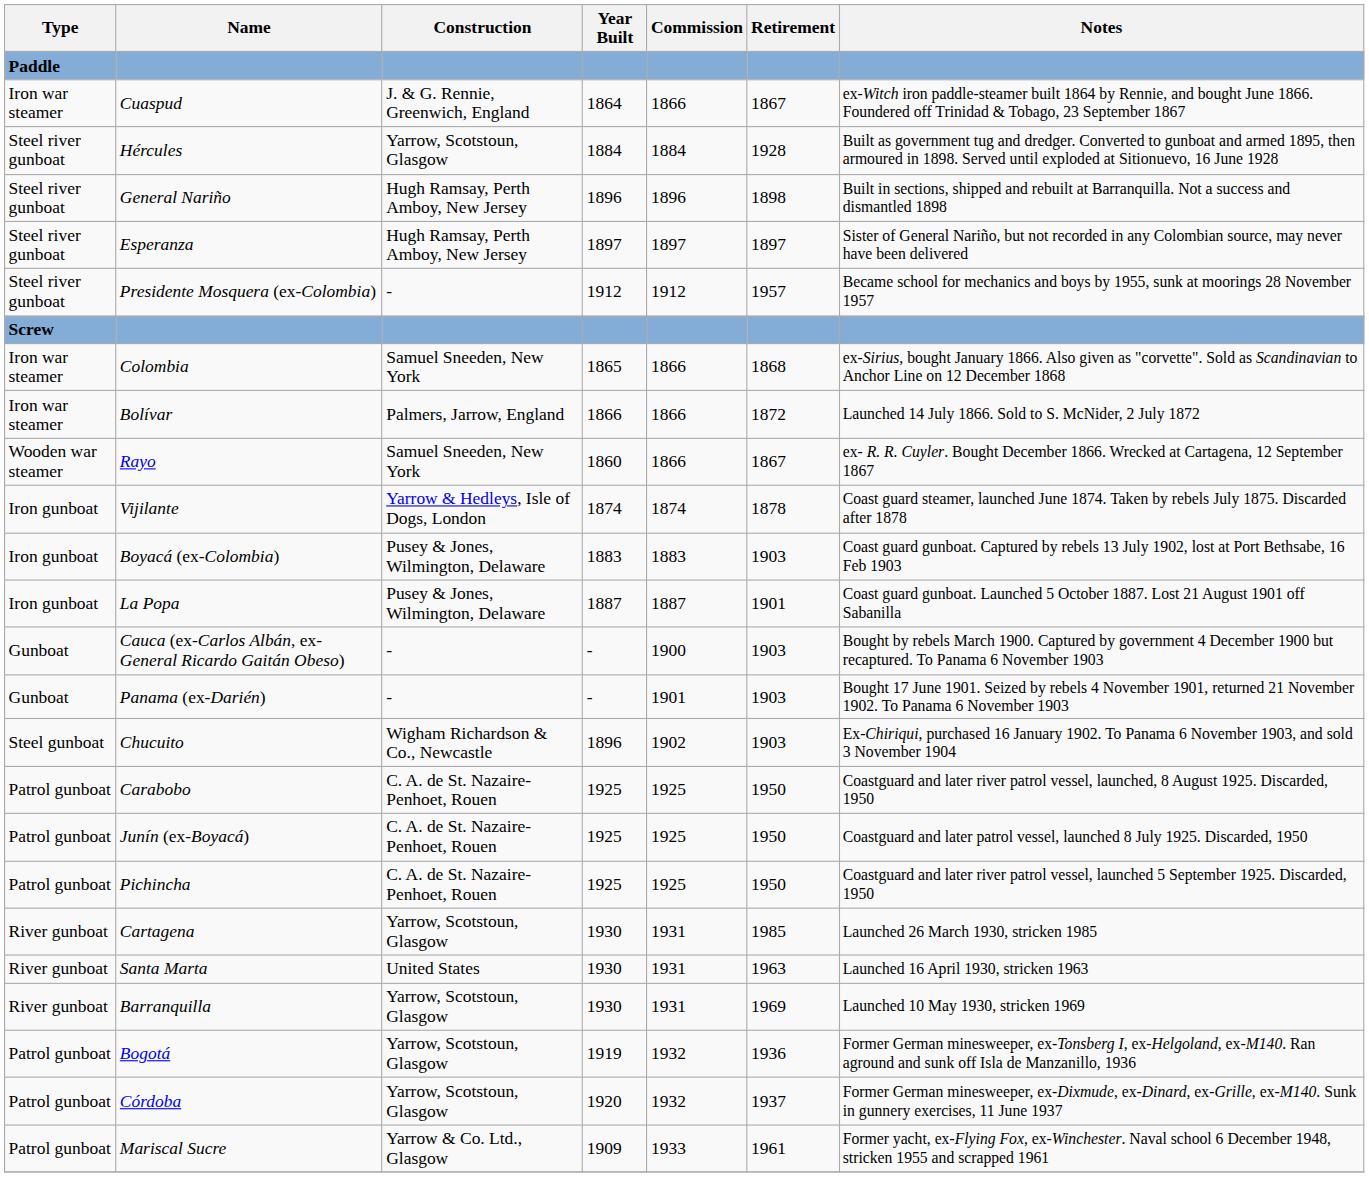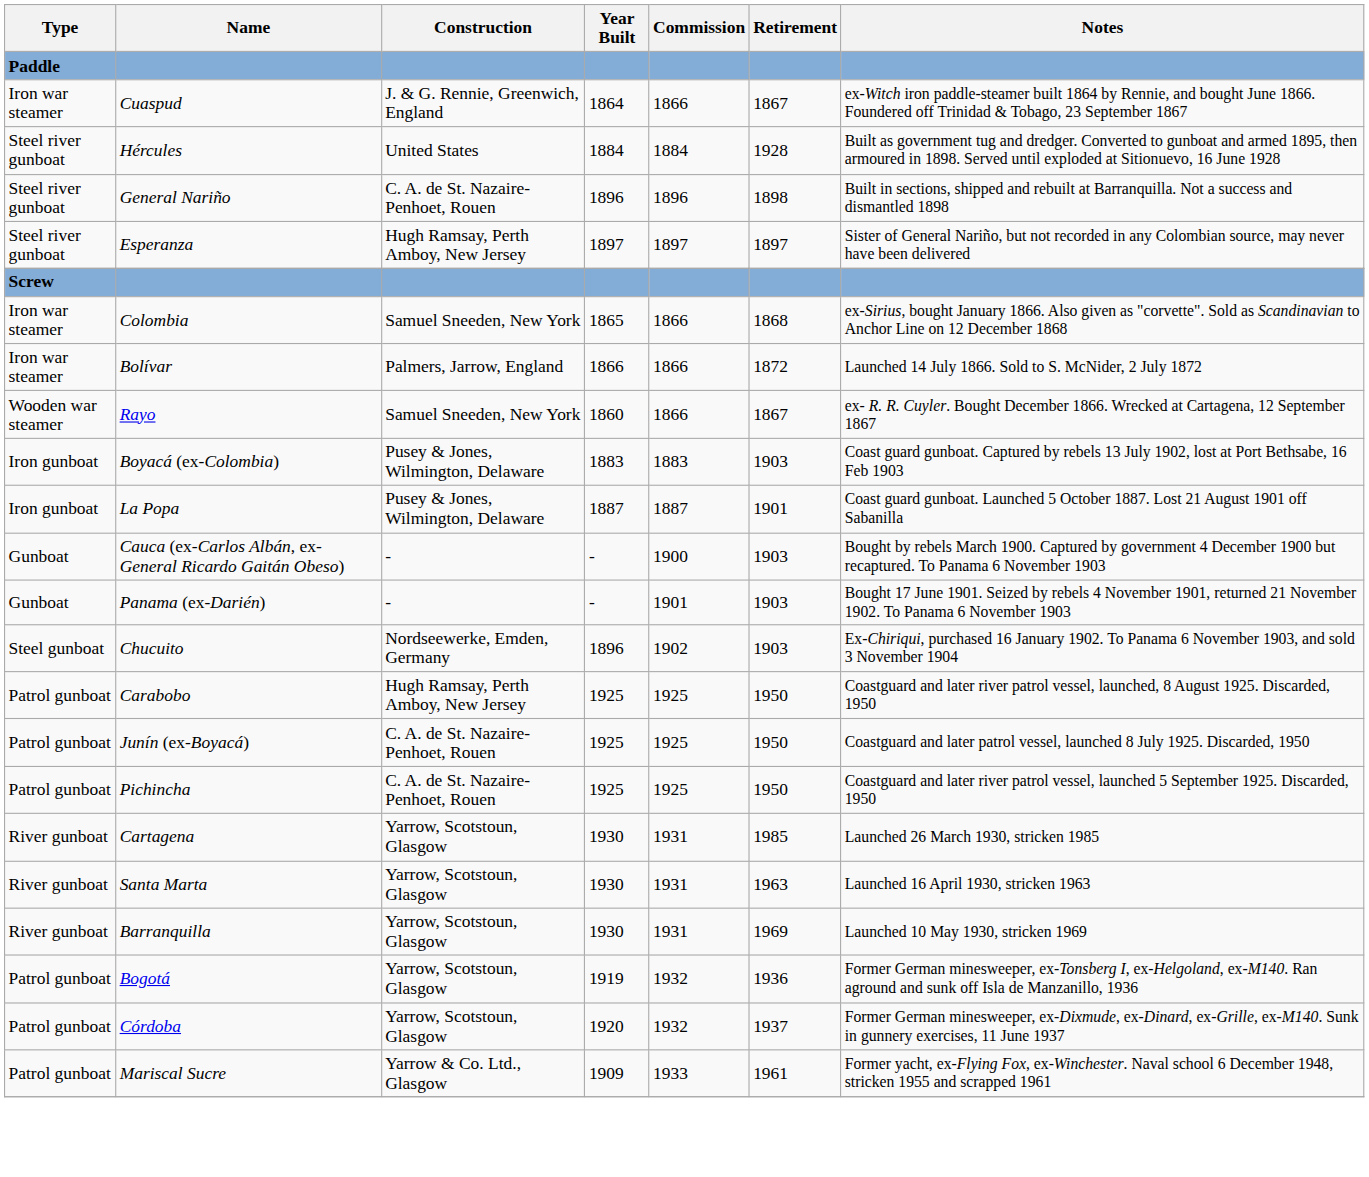(452, 150) Yarrow, Scotstoun, Glasgow -> (432, 150) United States
(458, 197) Hugh Ramsay, Perth Amboy, New Jersey -> (458, 197) C. A. de St. Nazaire-Penhoet, Rouen
- row: (45, 292)
- row: (53, 508)
(467, 742) Wigham Richardson & Co., Newcastle -> (467, 647) Nordseewerke, Emden, Germany
(459, 789) C. A. de St. Nazaire-Penhoet, Rouen -> (457, 695) Hugh Ramsay, Perth Amboy, New Jersey
(433, 969) United States -> (451, 884) Yarrow, Scotstoun, Glasgow
